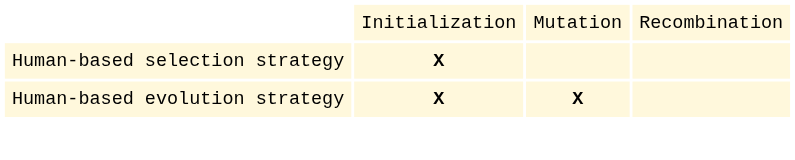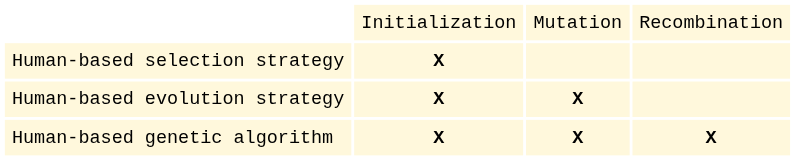+ row: (173, 138)
